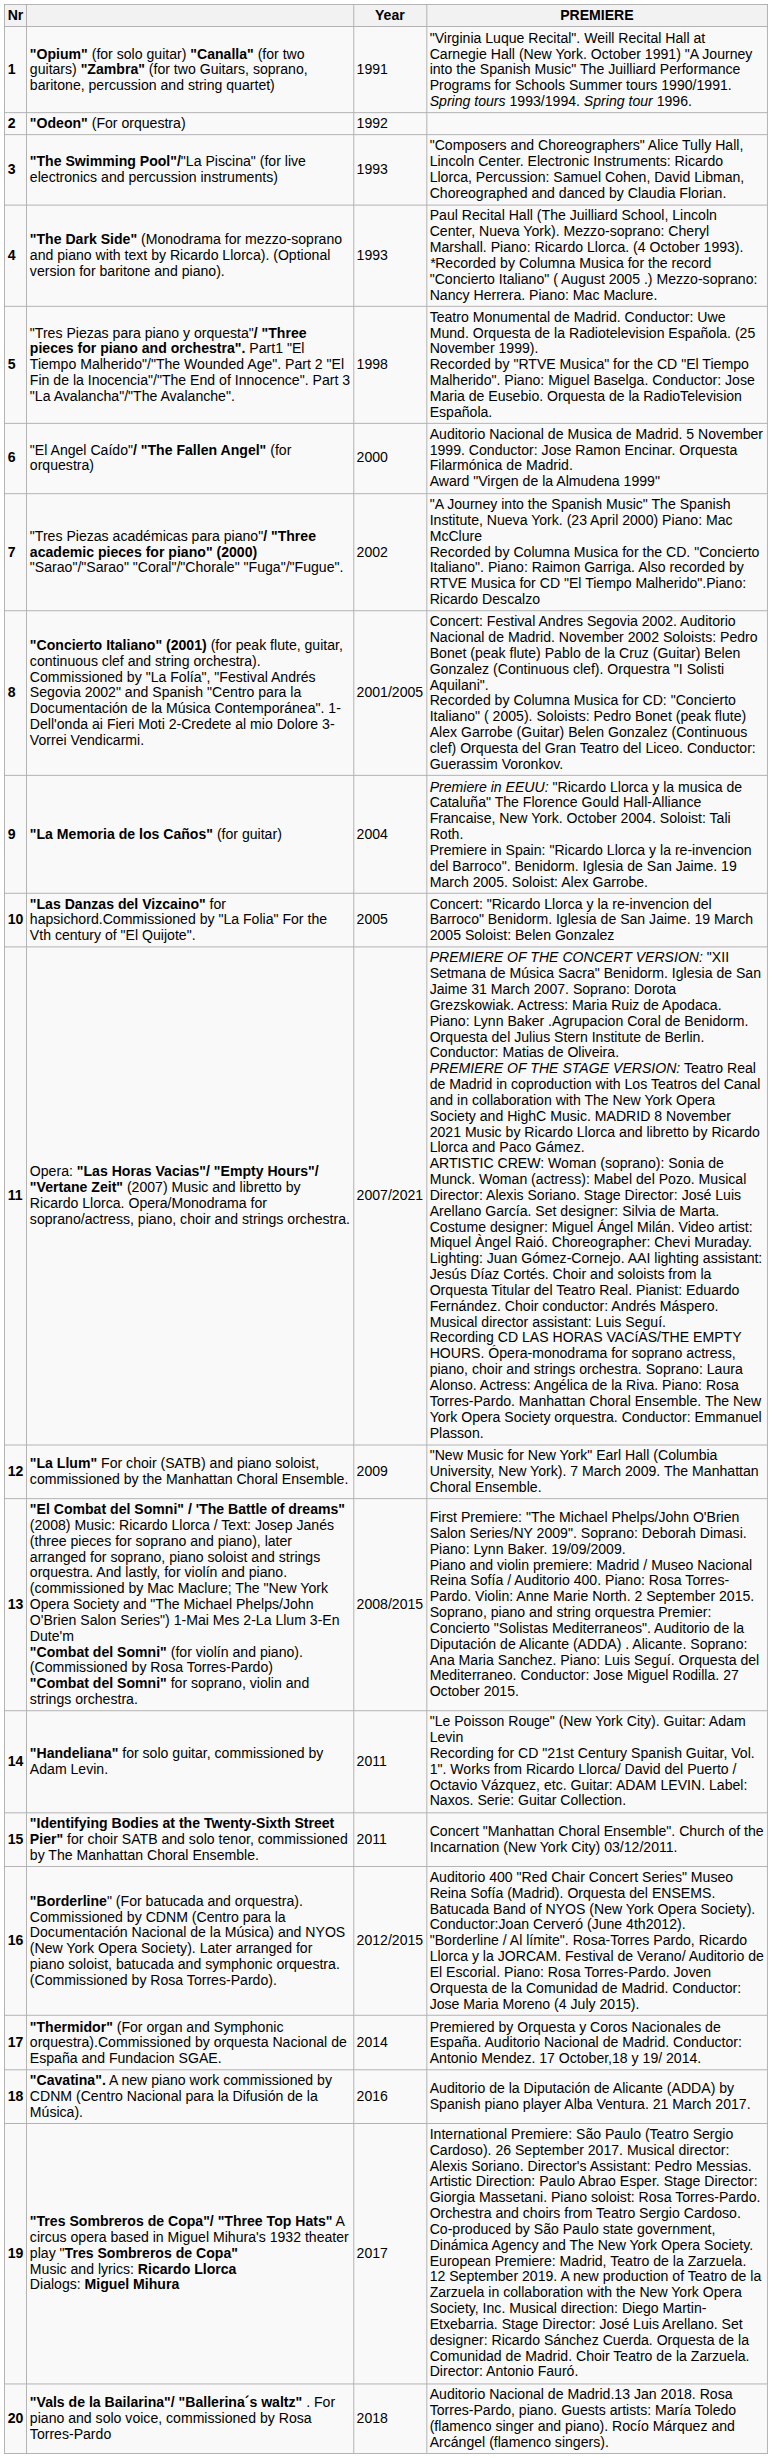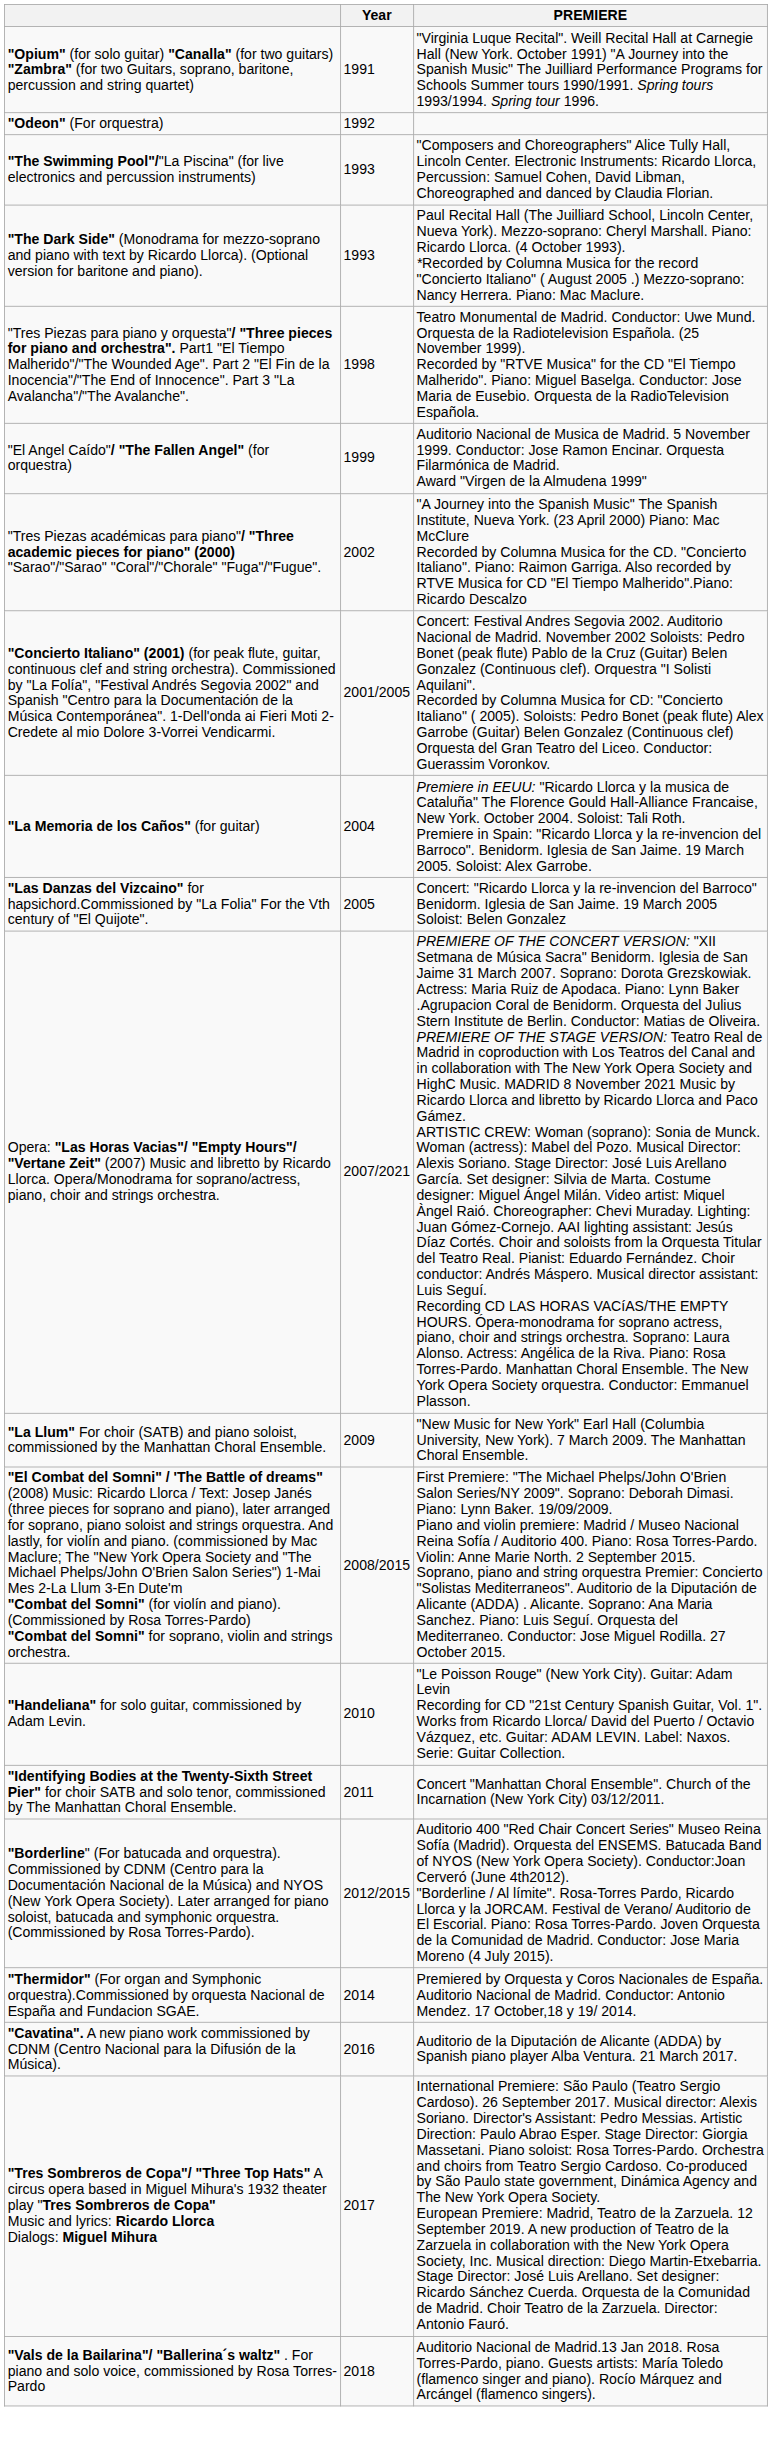- column: (16, 15)
(372, 458) 2000 -> (359, 458) 1999
(372, 1761) 2011 -> (359, 1714) 2010
